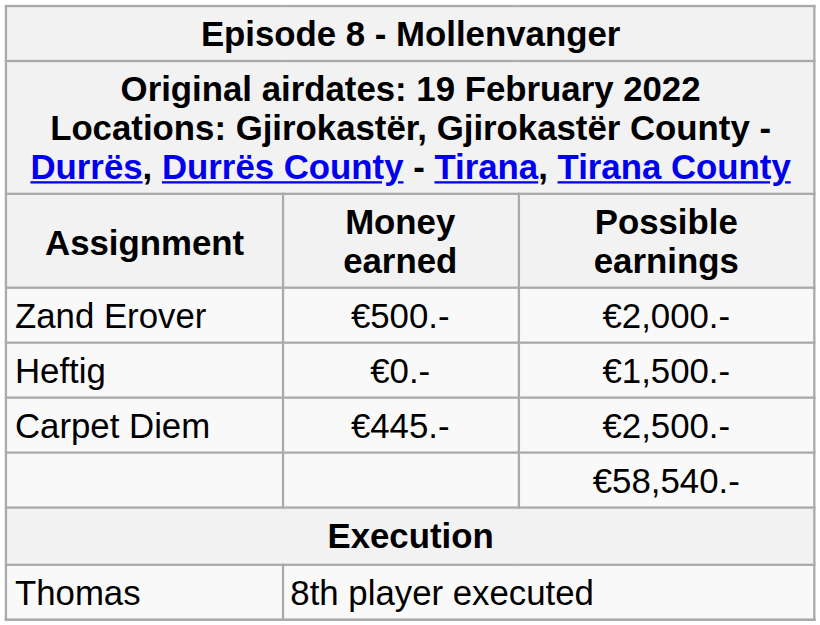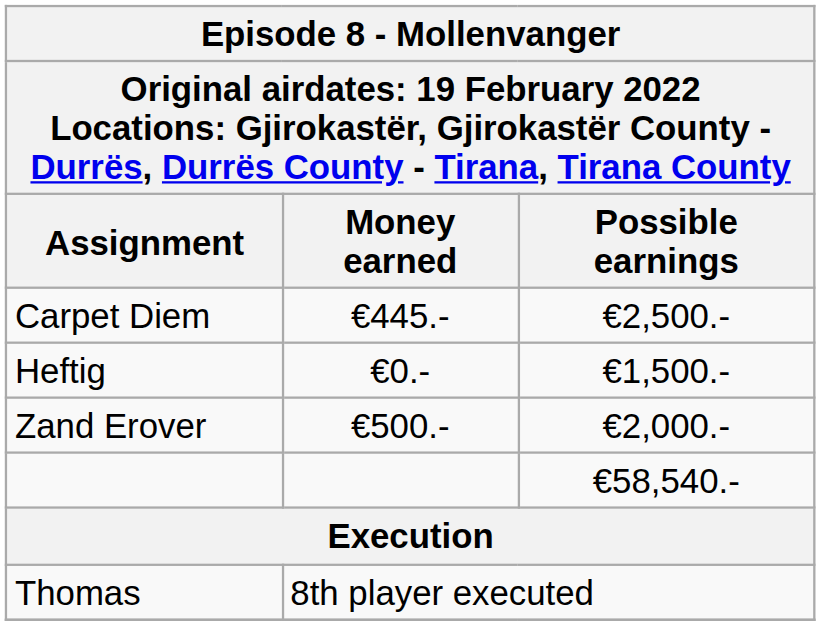rows swapped: (113, 426) <-> (111, 316)
